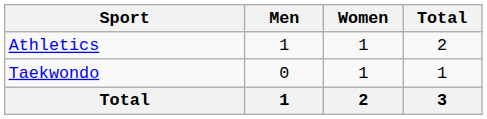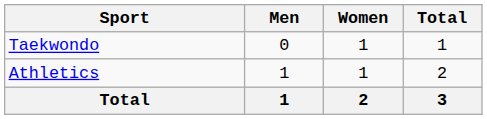rows swapped: (54, 46) <-> (54, 73)
